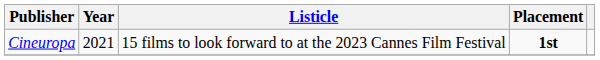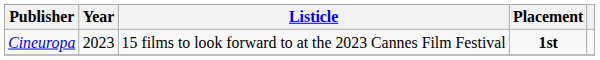(98, 42) 2021 -> (98, 42) 2023
